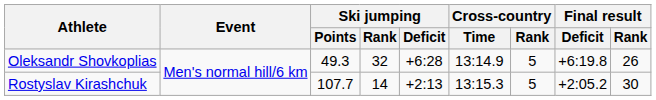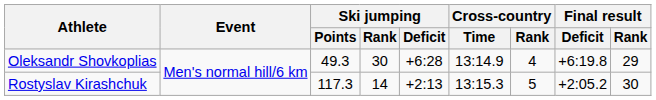(380, 61) 32 -> (380, 61) 30
(532, 61) 5 -> (532, 61) 4
(631, 61) 26 -> (631, 61) 29
(335, 84) 107.7 -> (335, 84) 117.3
